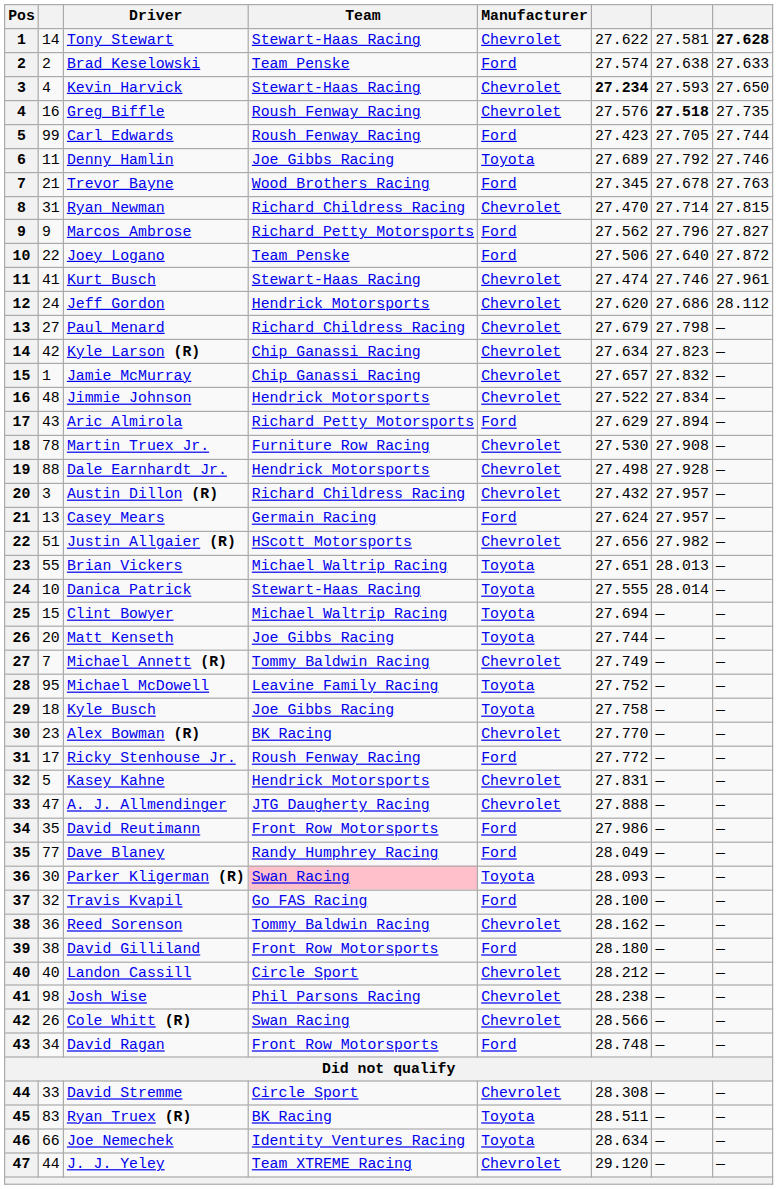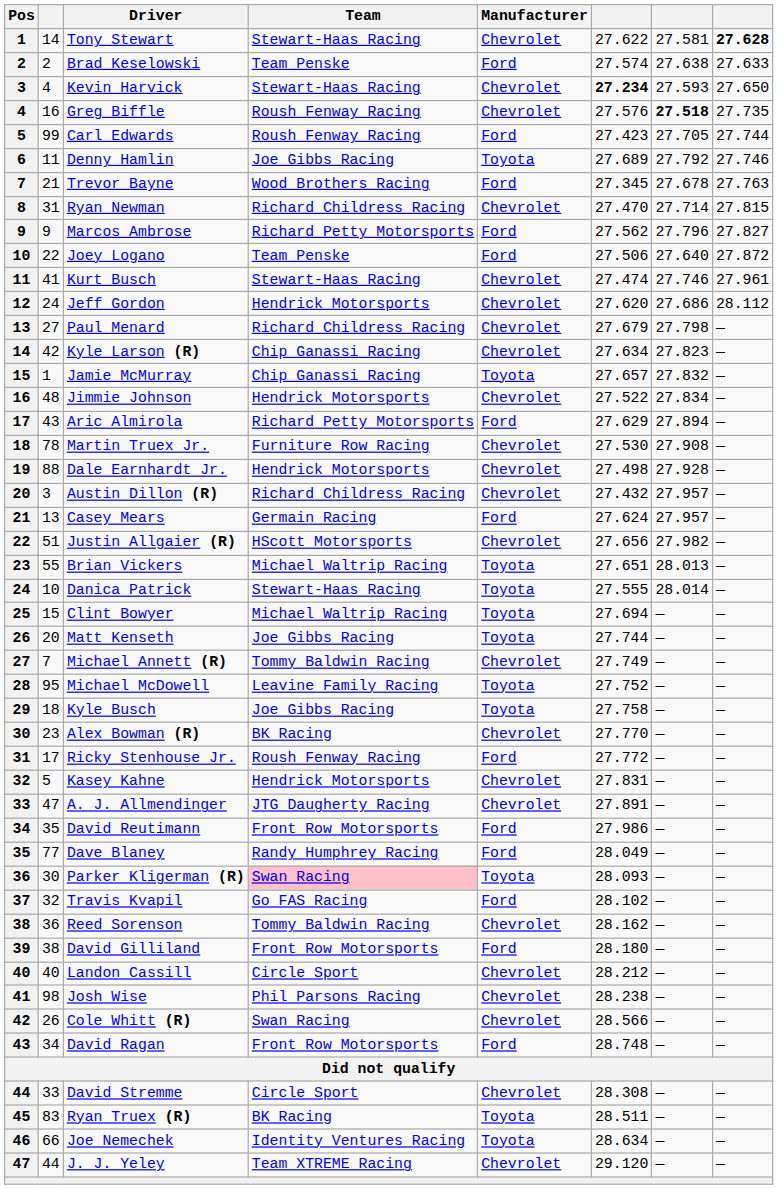(521, 376) Chevrolet -> (508, 376) Toyota
(622, 806) 27.888 -> (622, 806) 27.891
(622, 902) 28.100 -> (622, 902) 28.102
